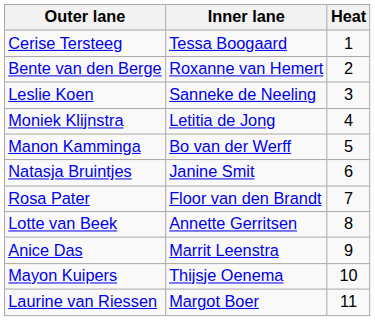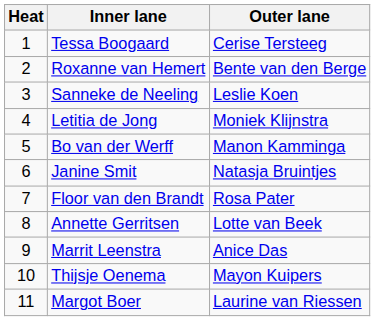columns swapped: (349, 17) <-> (85, 17)
